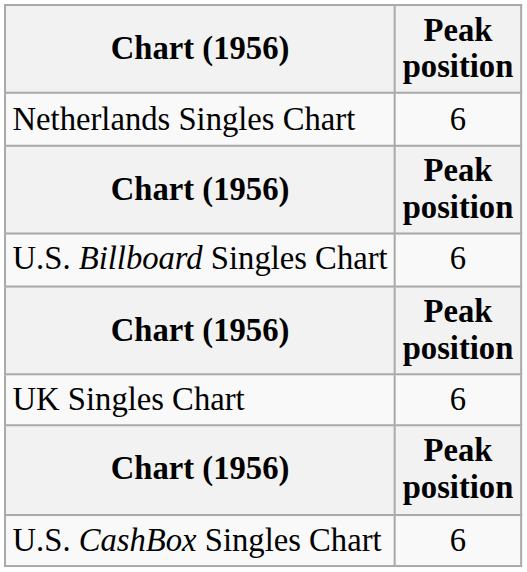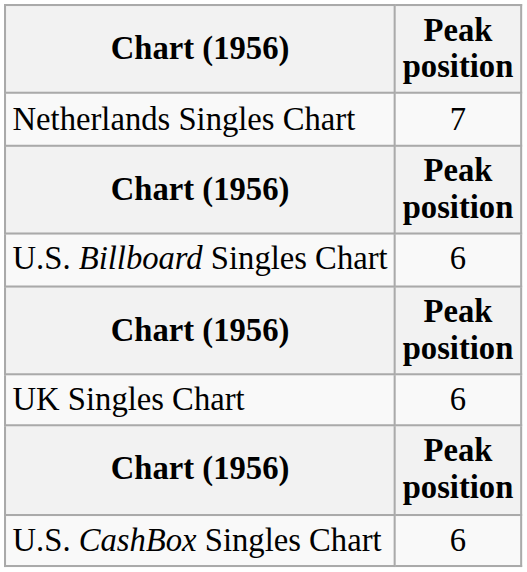(458, 118) 6 -> (458, 118) 7
